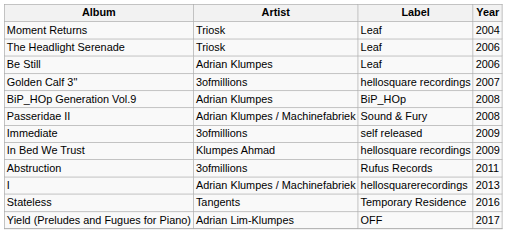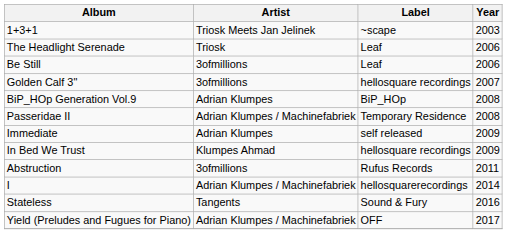+ row: (22, 30)
- row: (47, 30)
(234, 64) Adrian Klumpes -> (222, 64) 3ofmillions
(394, 116) Sound & Fury -> (413, 116) Temporary Residence
(222, 133) 3ofmillions -> (234, 133) Adrian Klumpes
(488, 185) 2013 -> (488, 185) 2014
(413, 202) Temporary Residence -> (394, 202) Sound & Fury
(245, 220) Adrian Lim-Klumpes -> (276, 220) Adrian Klumpes / Machinefabriek
